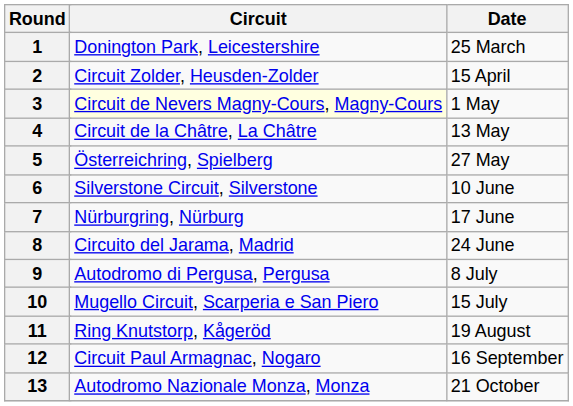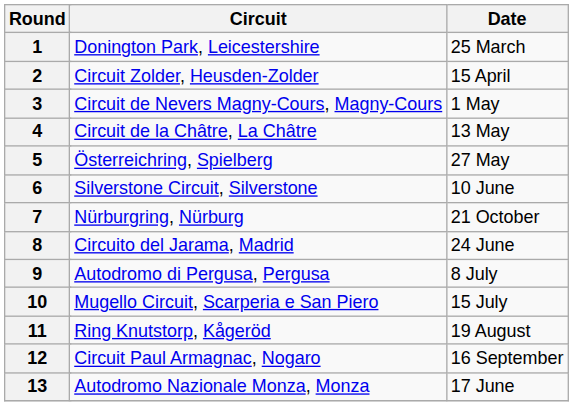(258, 103) lightyellow background -> (258, 103) no background
(483, 216) 17 June -> (495, 216) 21 October
(495, 386) 21 October -> (483, 386) 17 June
